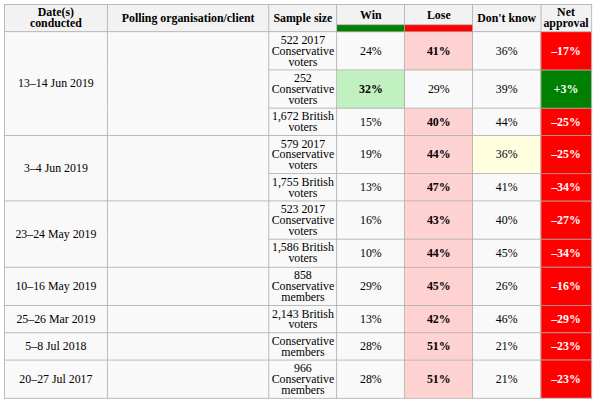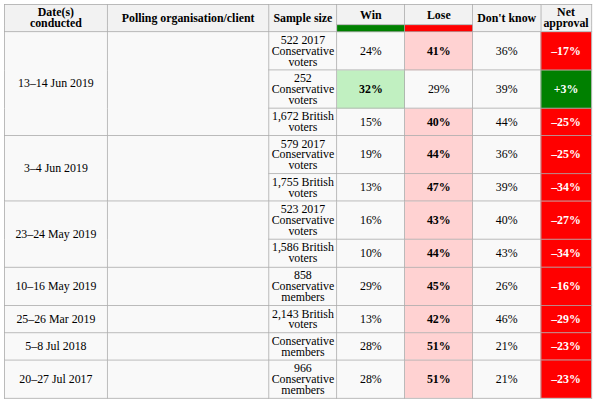(507, 155) lightyellow background -> (507, 155) no background
(507, 187) 41% -> (507, 187) 39%
(507, 253) 45% -> (507, 253) 43%
